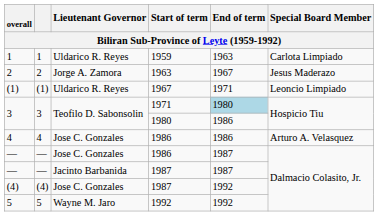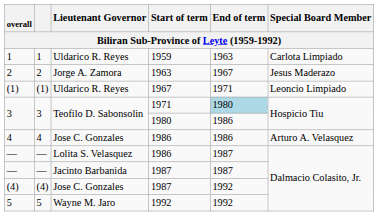(88, 154) Jose C. Gonzales -> (93, 154) Lolita S. Velasquez
